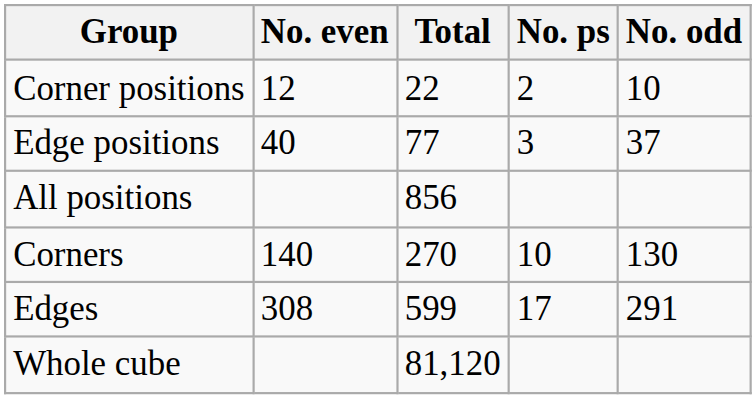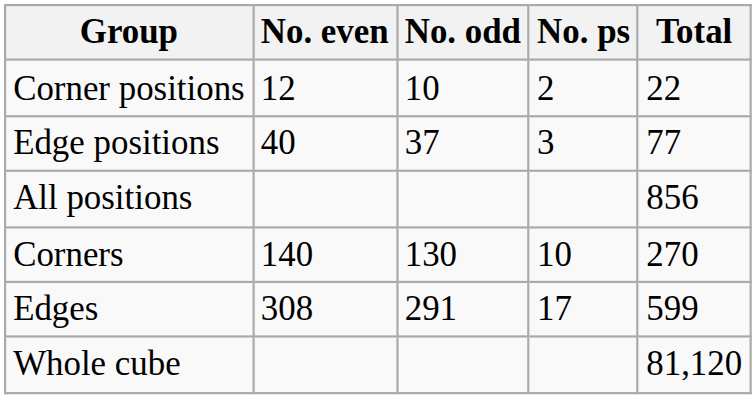columns swapped: (684, 32) <-> (453, 32)
